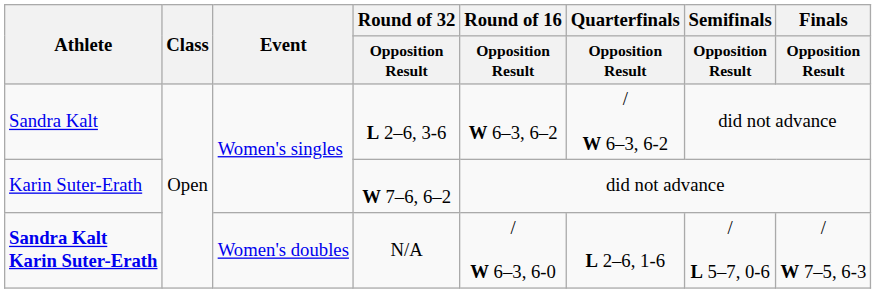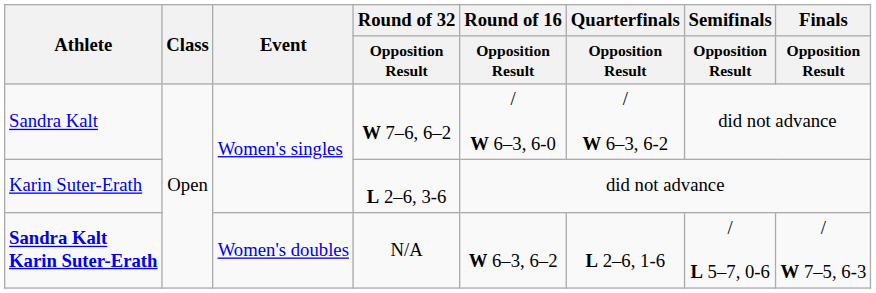(407, 133) L 2–6, 3-6 -> (407, 133) W 7–6, 6–2
(513, 133) W 6–3, 6–2 -> (513, 122) / W 6–3, 6-0
(407, 197) W 7–6, 6–2 -> (407, 197) L 2–6, 3-6
(513, 250) / W 6–3, 6-0 -> (513, 261) W 6–3, 6–2
